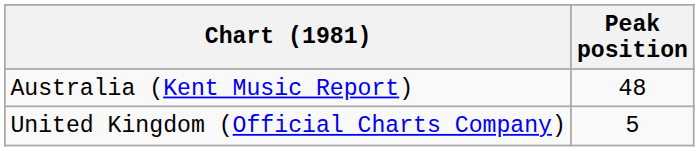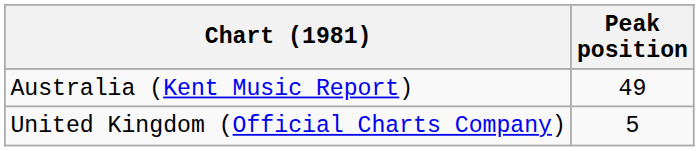(632, 88) 48 -> (632, 88) 49
